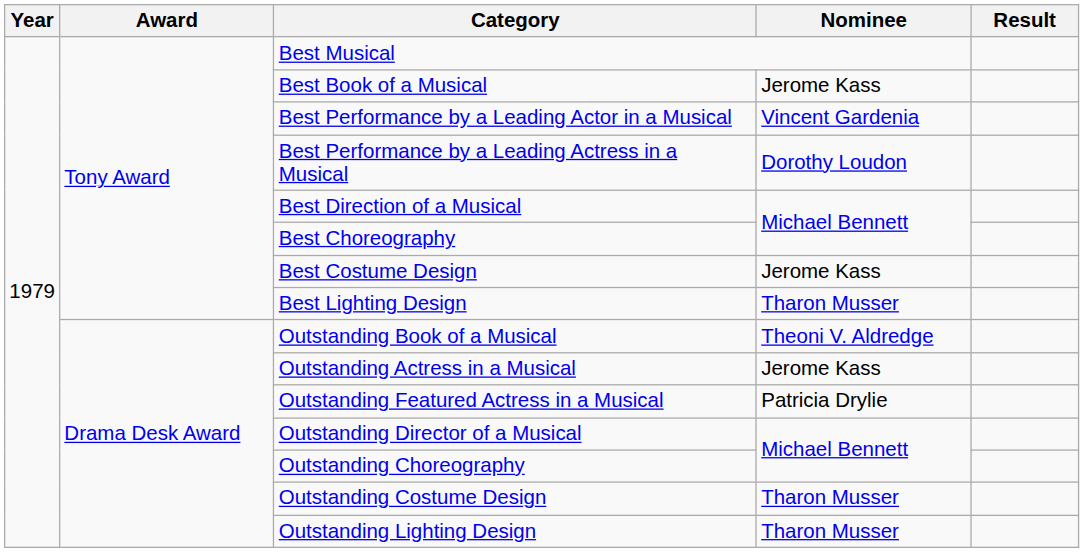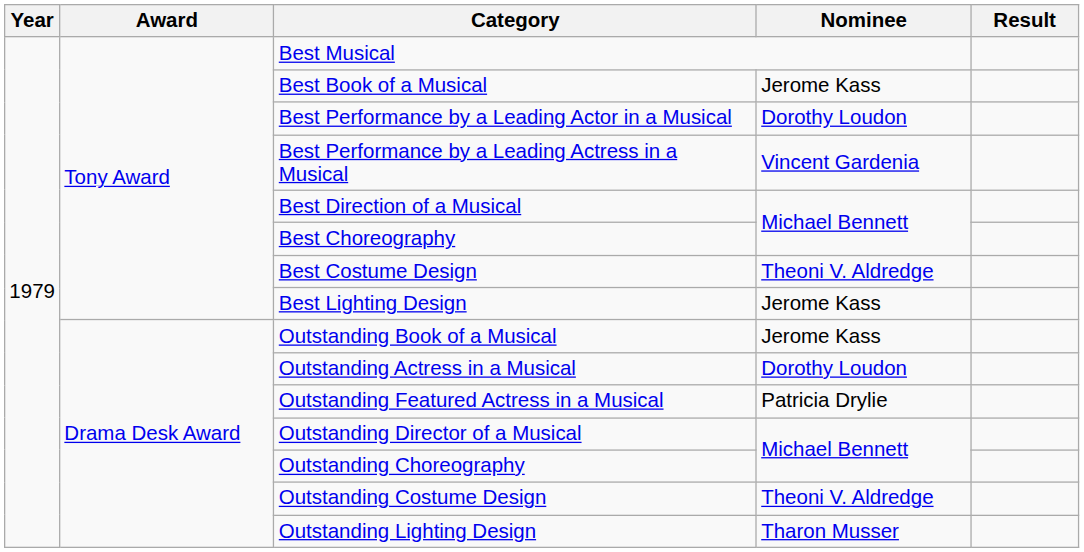(840, 118) Vincent Gardenia -> (834, 118) Dorothy Loudon
(834, 162) Dorothy Loudon -> (840, 162) Vincent Gardenia
(821, 271) Jerome Kass -> (847, 271) Theoni V. Aldredge
(830, 303) Tharon Musser -> (821, 303) Jerome Kass
(847, 336) Theoni V. Aldredge -> (821, 336) Jerome Kass
(821, 368) Jerome Kass -> (834, 368) Dorothy Loudon
(830, 498) Tharon Musser -> (847, 498) Theoni V. Aldredge
